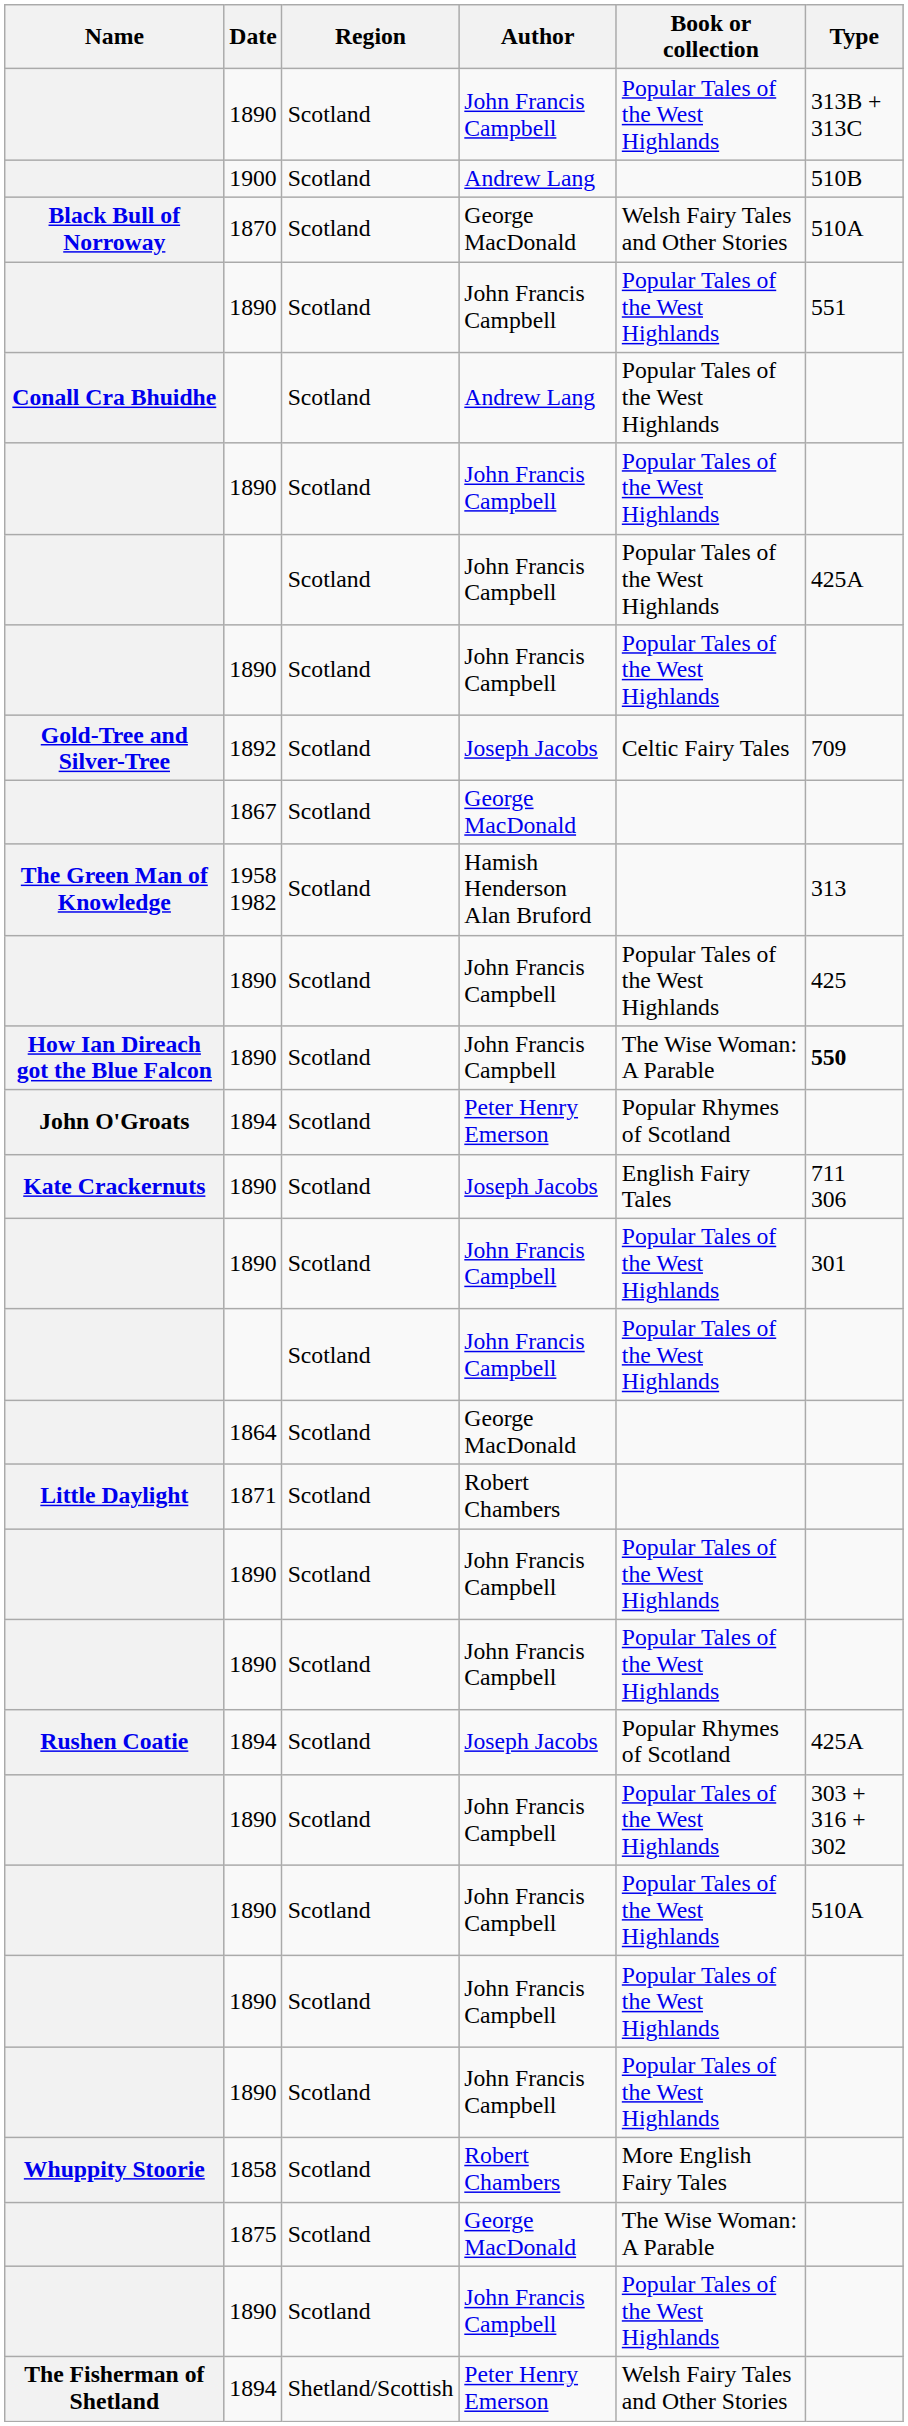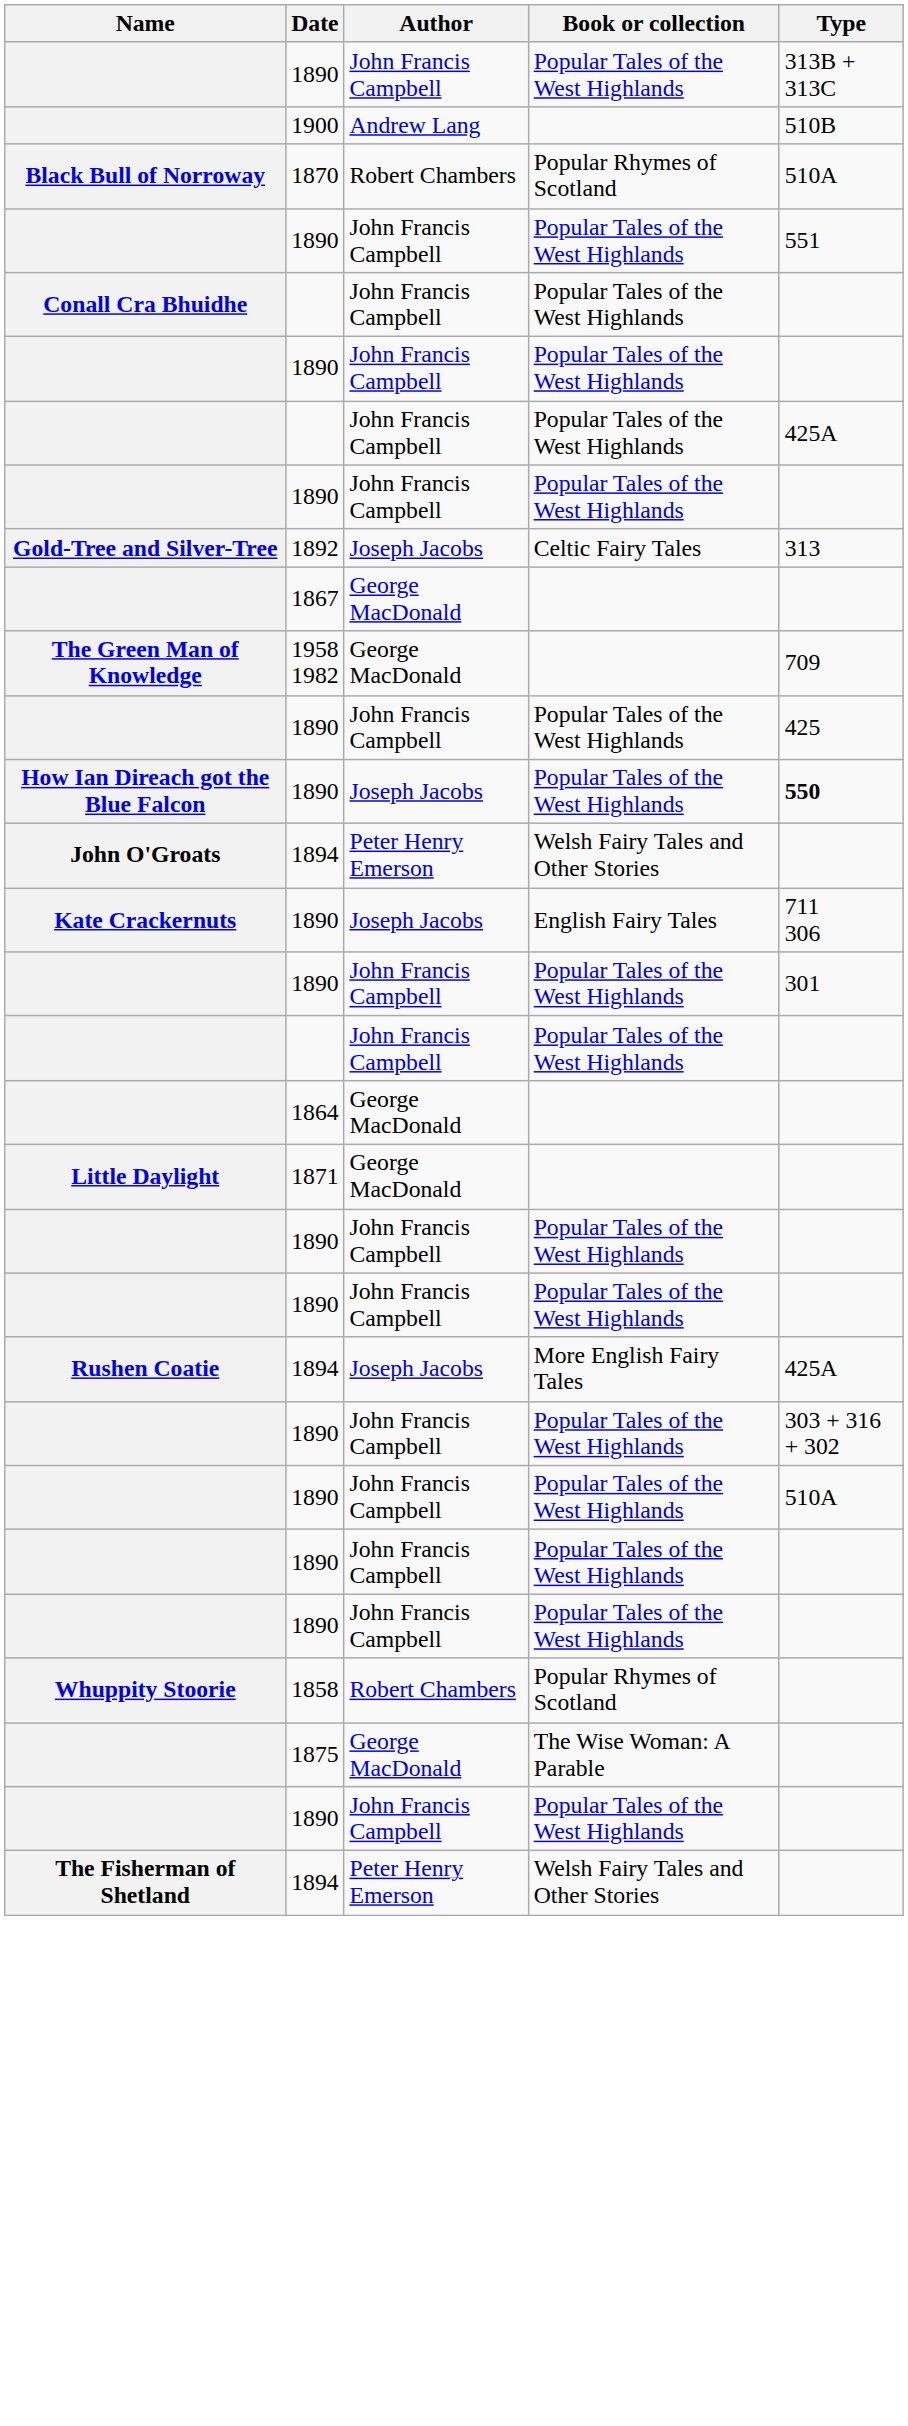- column: (371, 36)
(520, 229) George MacDonald -> (433, 175) Robert Chambers
(707, 229) Welsh Fairy Tales and Other Stories -> (625, 175) Popular Rhymes of Scotland
(530, 397) Andrew Lang -> (410, 304) John Francis Campbell
(829, 747) 709 -> (803, 547) 313
(528, 889) Hamish Henderson Alan Bruford -> (405, 662) George MacDonald
(829, 889) 313 -> (803, 662) 709
(524, 1057) John Francis Campbell -> (416, 791) Joseph Jacobs
(709, 1057) The Wise Woman: A Parable -> (628, 791) Popular Tales of the West Highlands
(700, 1121) Popular Rhymes of Scotland -> (639, 855) Welsh Fairy Tales and Other Stories
(512, 1496) Robert Chambers -> (405, 1176) George MacDonald
(700, 1741) Popular Rhymes of Scotland -> (626, 1368) More English Fairy Tales
(687, 2169) More English Fairy Tales -> (625, 1689) Popular Rhymes of Scotland
